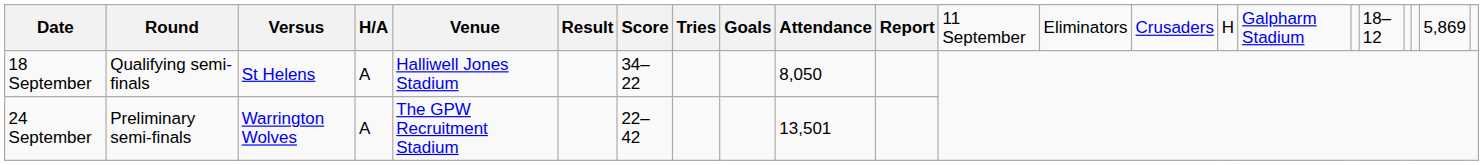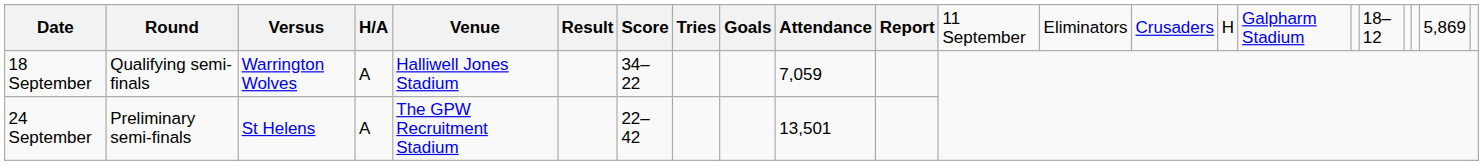(278, 74) St Helens -> (283, 74) Warrington Wolves
(801, 74) 8,050 -> (801, 74) 7,059
(283, 129) Warrington Wolves -> (278, 129) St Helens
